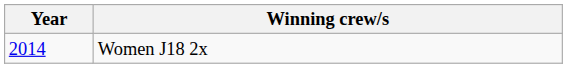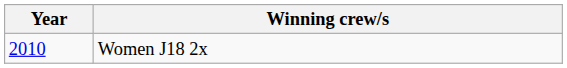(27, 48) 2014 -> (27, 48) 2010
